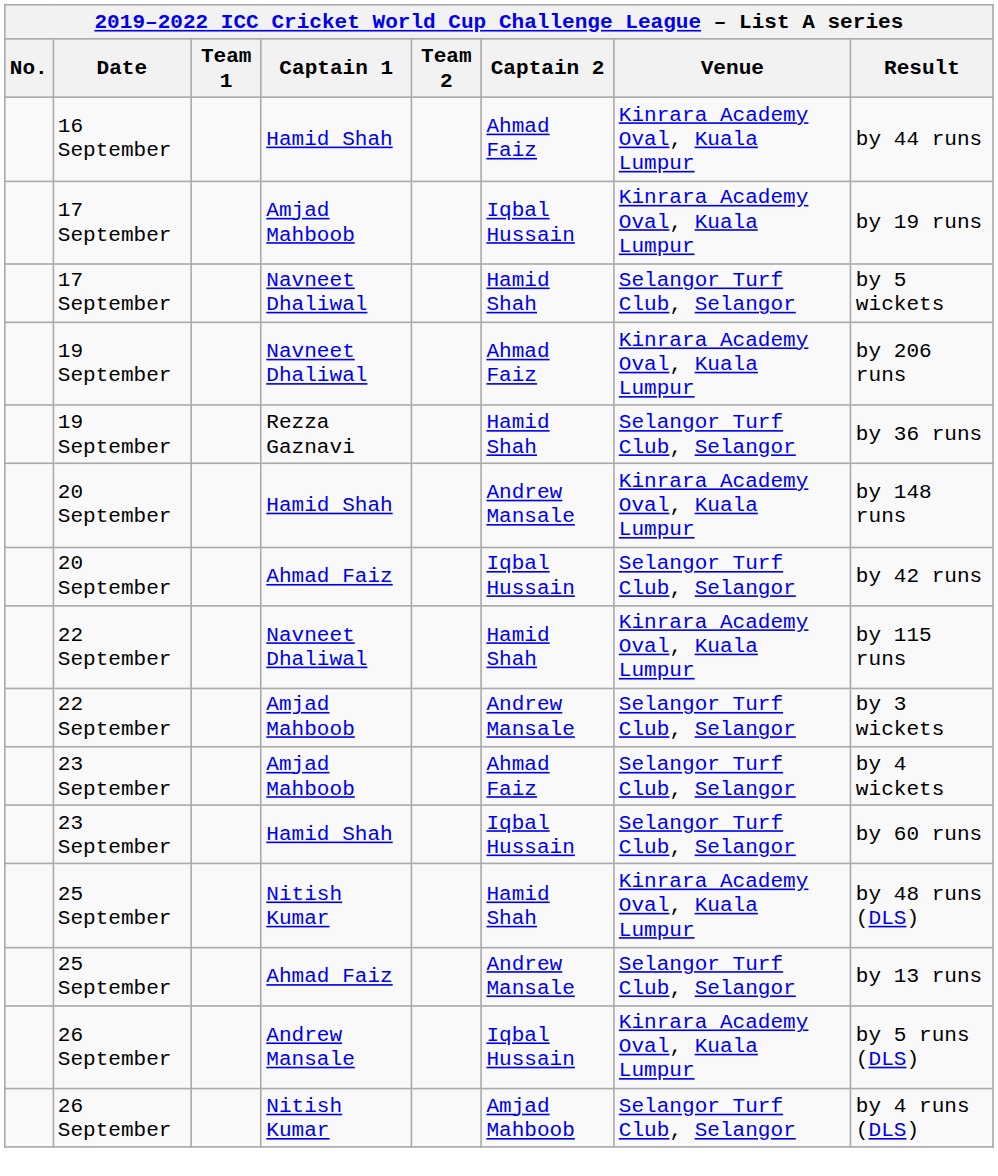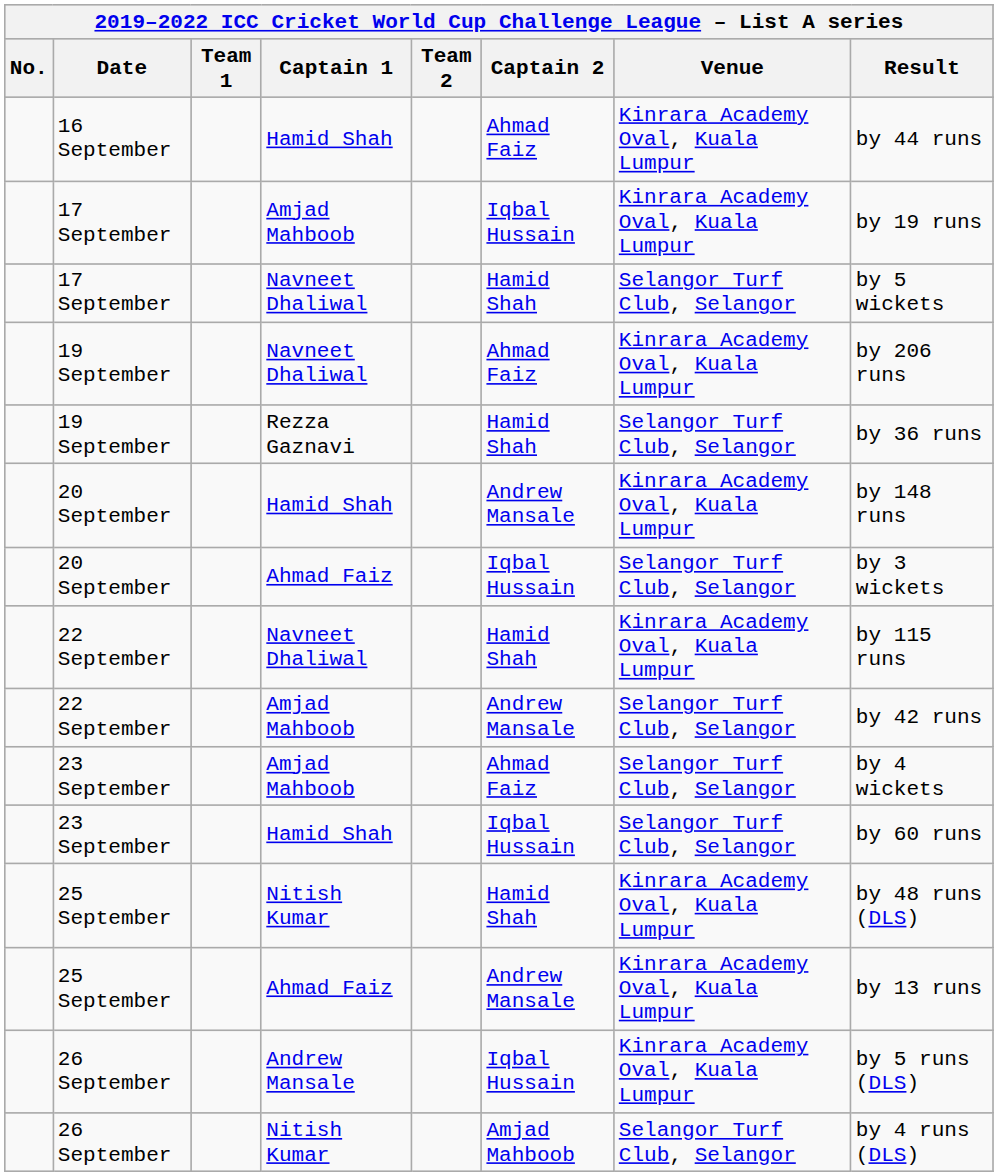(919, 576) by 42 runs -> (900, 576) by 3 wickets
(900, 718) by 3 wickets -> (919, 718) by 42 runs
(707, 976) Selangor Turf Club, Selangor -> (714, 989) Kinrara Academy Oval, Kuala Lumpur
